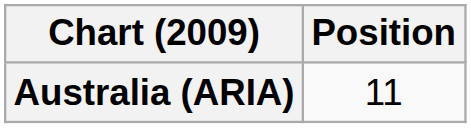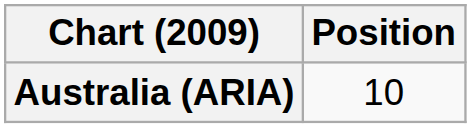(384, 91) 11 -> (384, 91) 10
